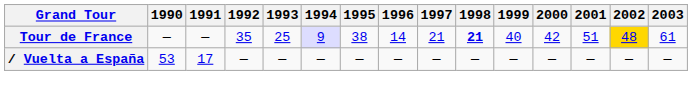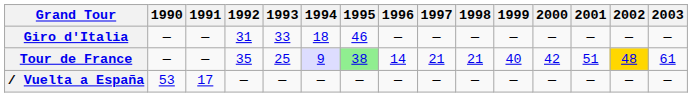+ row: (76, 37)
(359, 37) no background -> (359, 59) lightgreen background
(475, 37) bold -> (475, 59) normal
